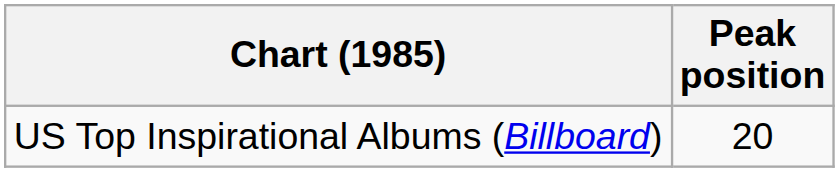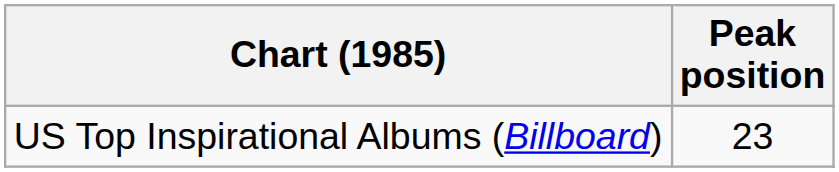(752, 135) 20 -> (752, 135) 23
